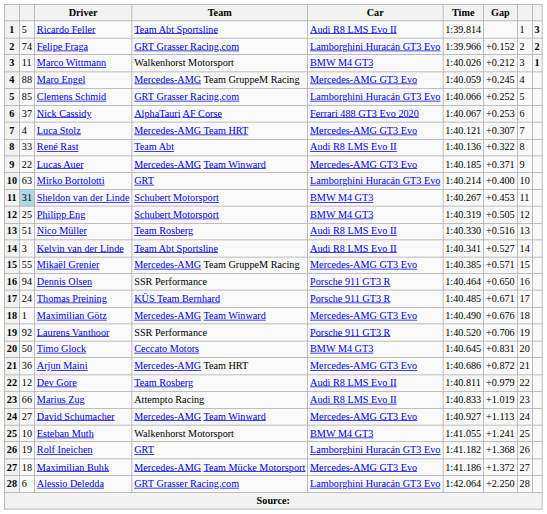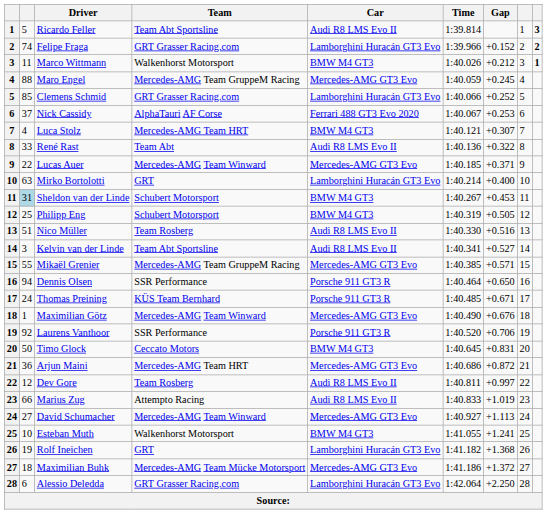(364, 130) Mercedes-AMG GT3 Evo -> (342, 130) BMW M4 GT3
(500, 382) +0.979 -> (500, 382) +0.997
